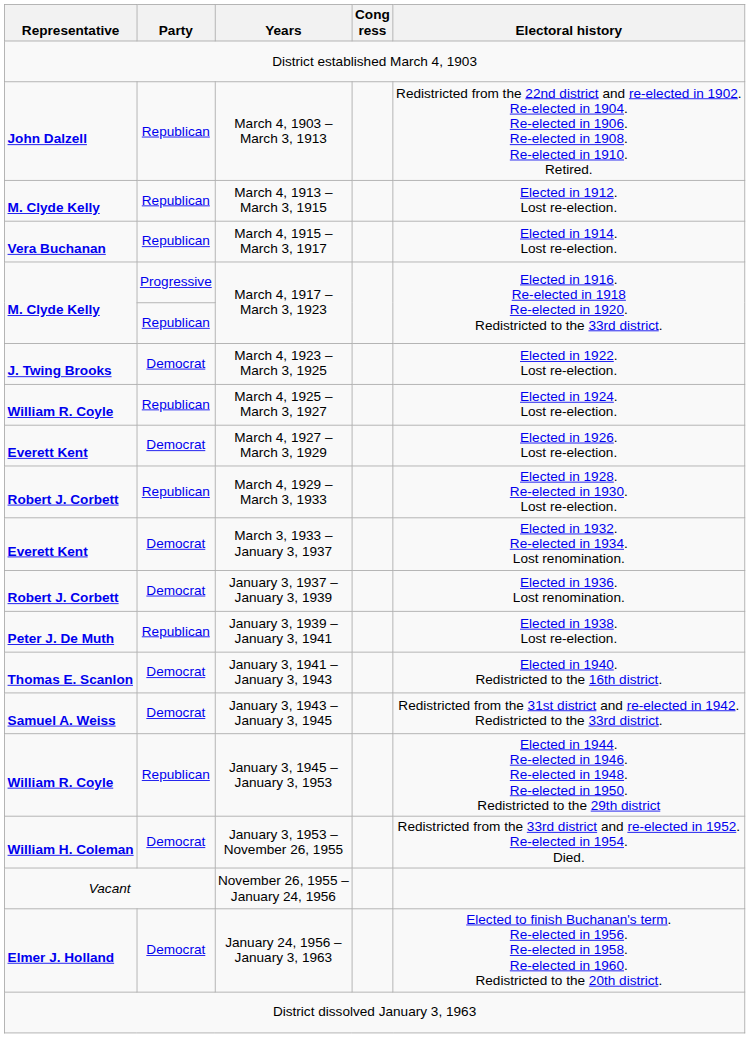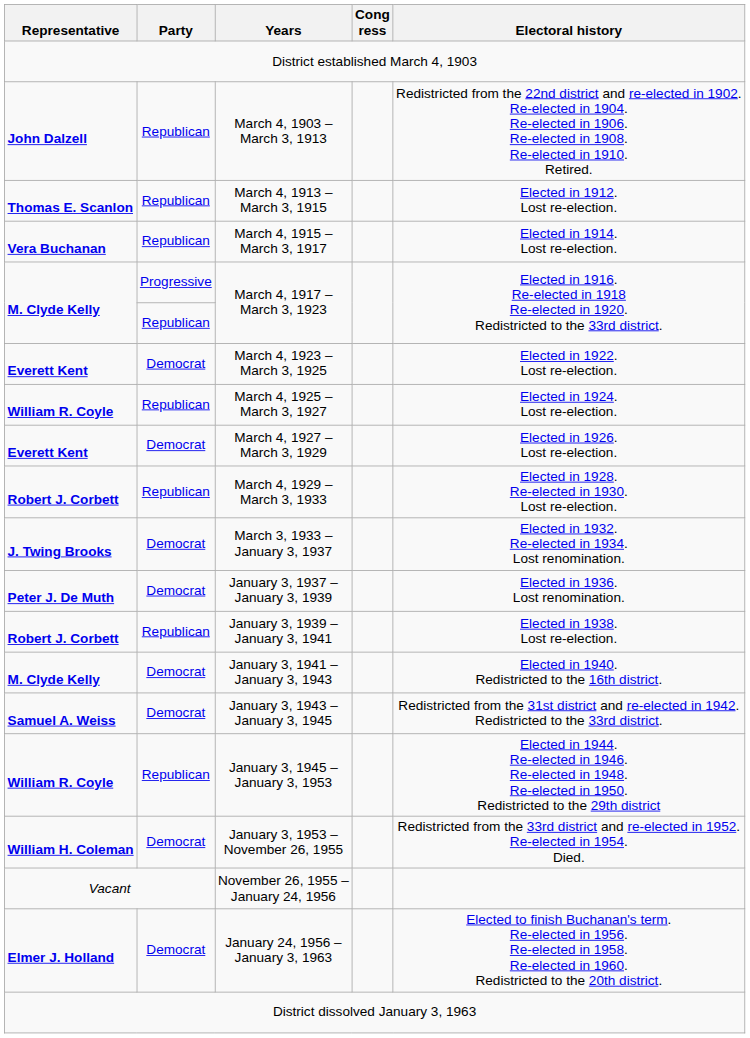(54, 208) M. Clyde Kelly -> (70, 208) Thomas E. Scanlon
(60, 371) J. Twing Brooks -> (48, 371) Everett Kent
(48, 551) Everett Kent -> (60, 551) J. Twing Brooks
(63, 598) Robert J. Corbett -> (61, 598) Peter J. De Muth
(61, 639) Peter J. De Muth -> (63, 639) Robert J. Corbett
(70, 679) Thomas E. Scanlon -> (54, 679) M. Clyde Kelly
